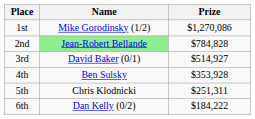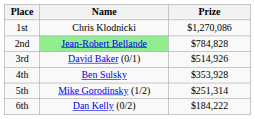(104, 28) Mike Gorodinsky (1/2) -> (104, 28) Chris Klodnicki
(209, 59) $514,927 -> (209, 59) $514,926
(104, 91) Chris Klodnicki -> (104, 91) Mike Gorodinsky (1/2)
(209, 91) $251,311 -> (209, 91) $251,314
